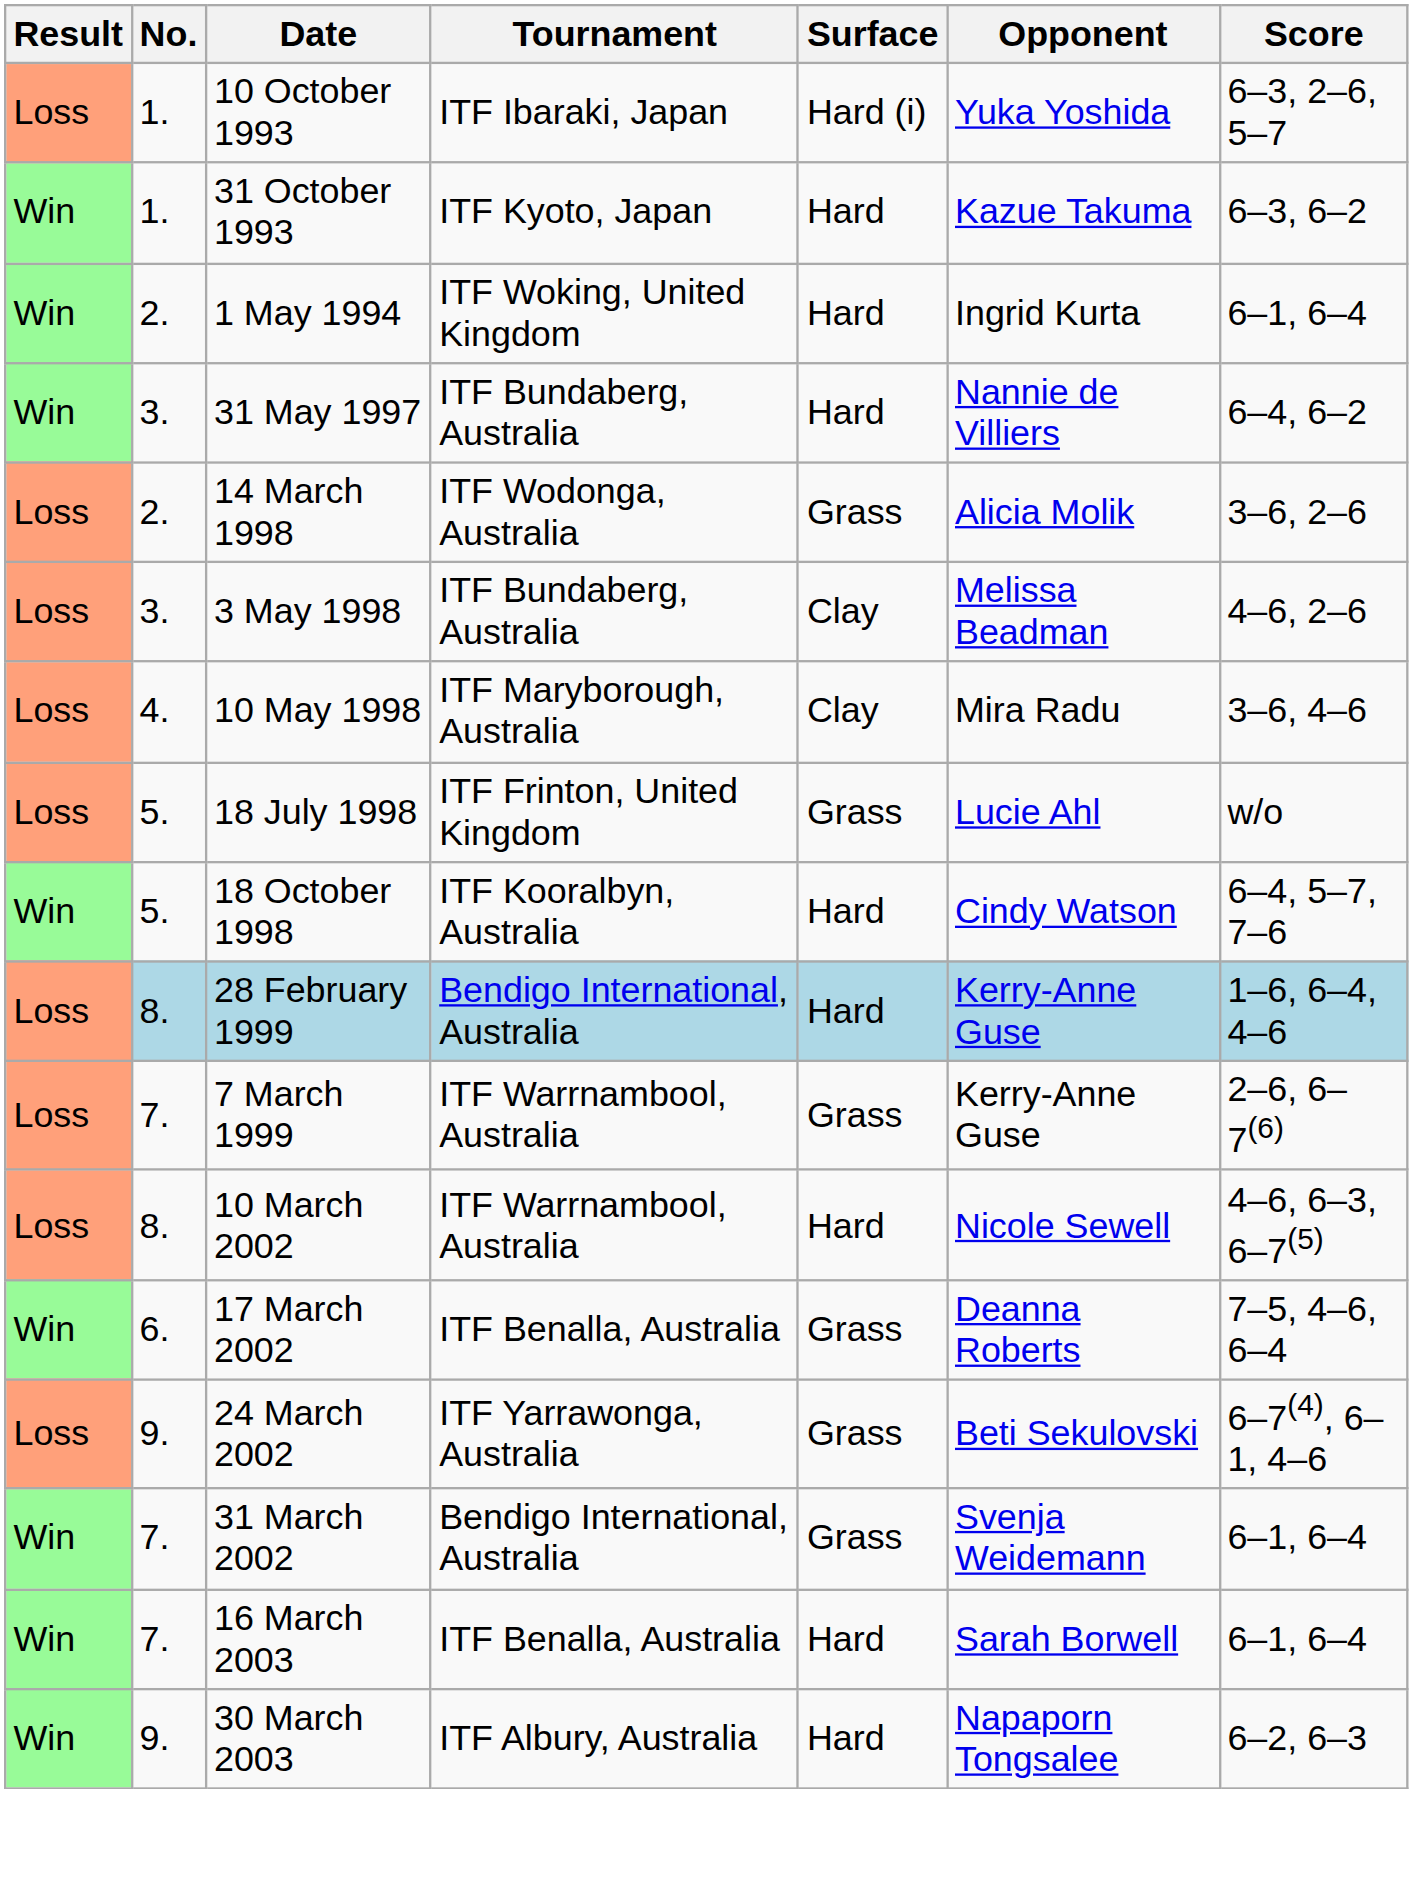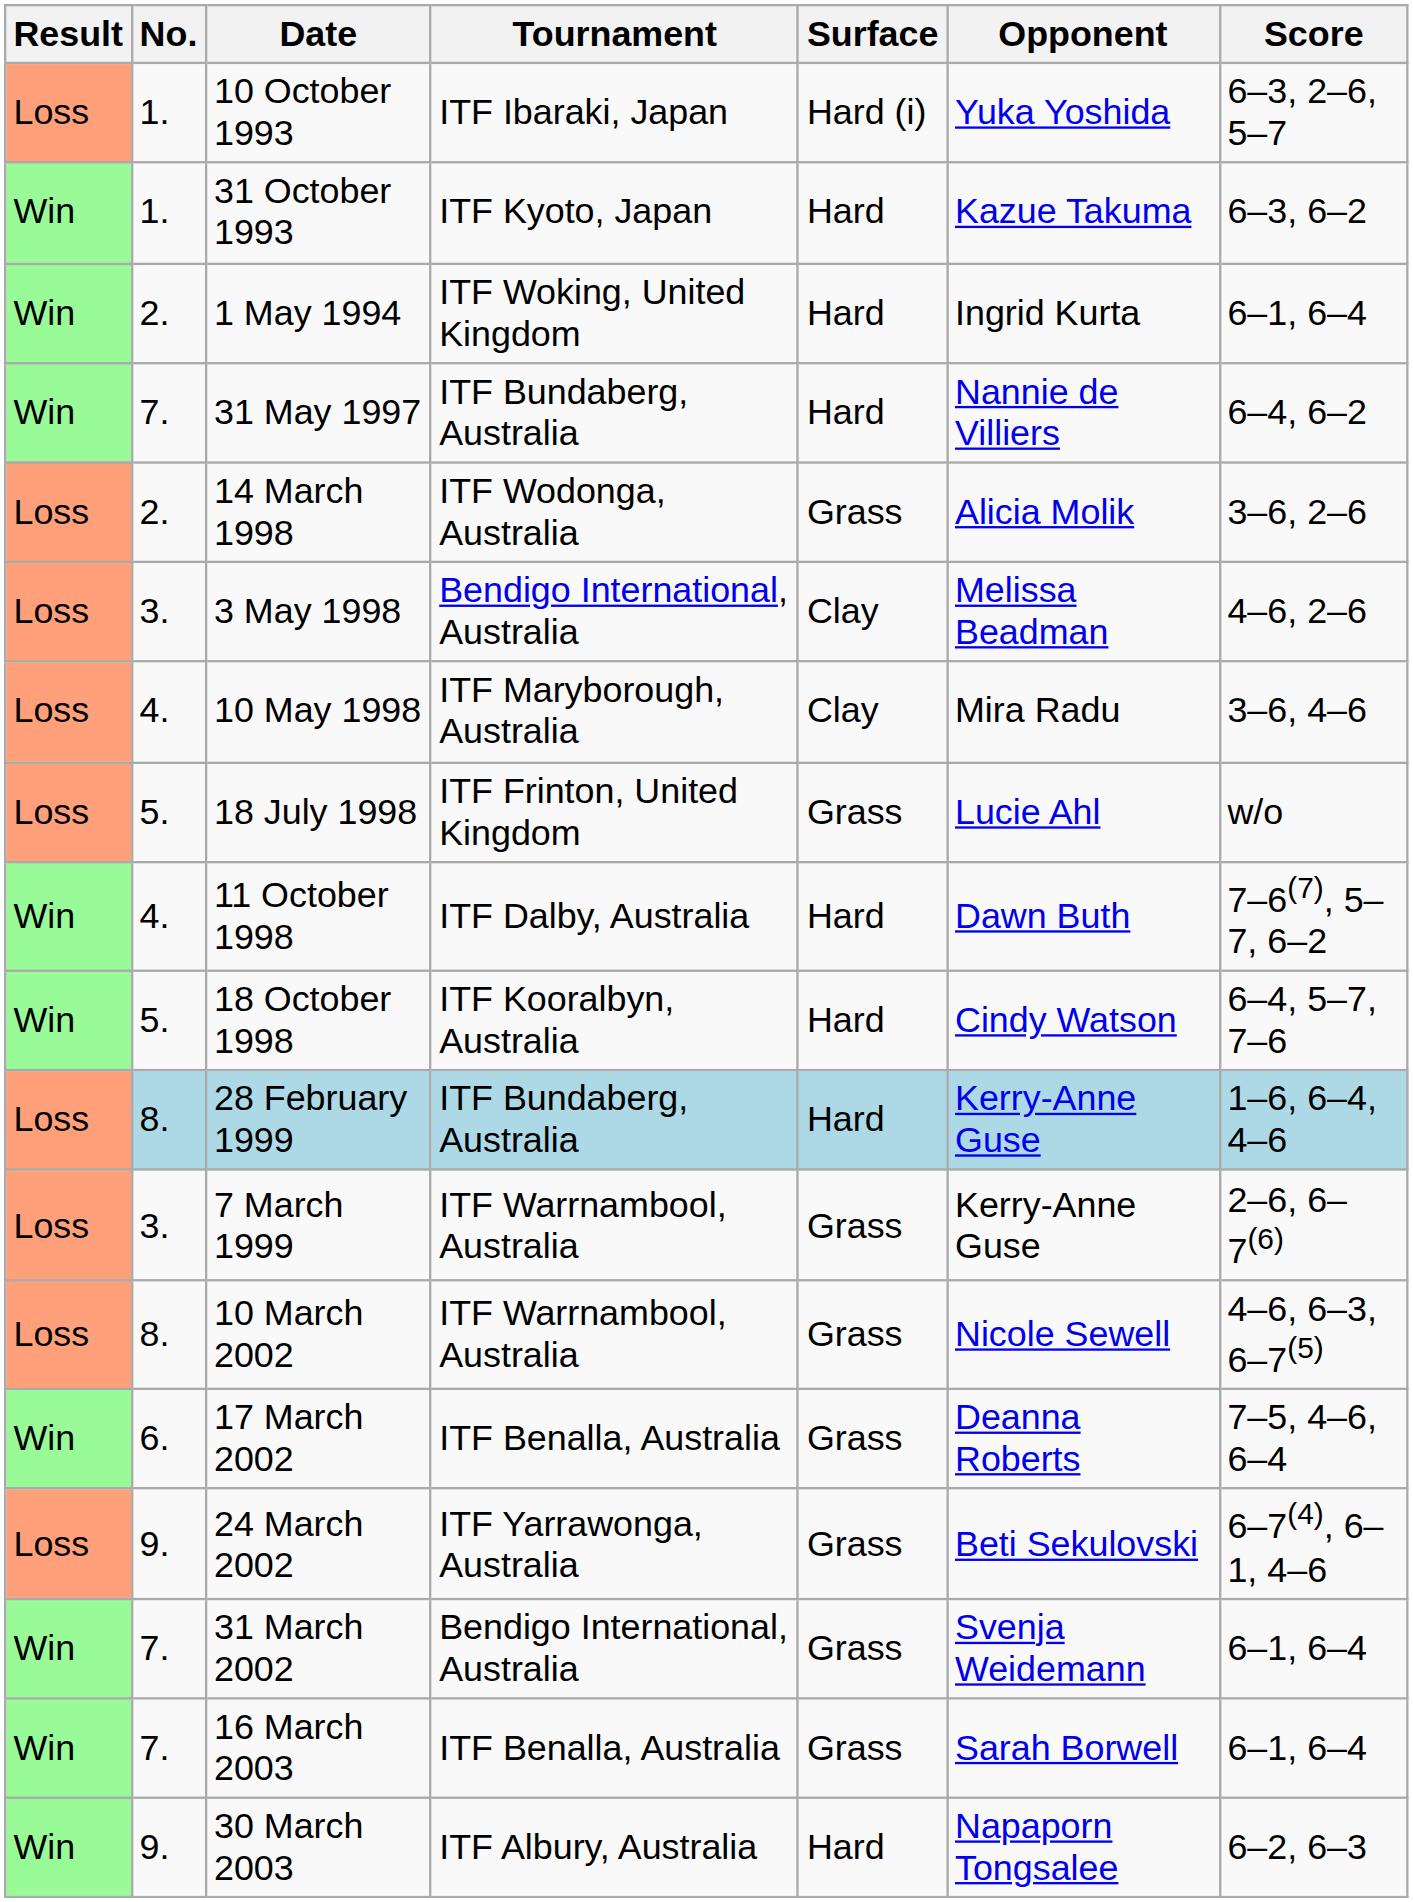(155, 411) 3. -> (155, 411) 7.
(564, 610) ITF Bundaberg, Australia -> (614, 610) Bendigo International, Australia
+ row: (301, 914)
(614, 1009) Bendigo International, Australia -> (564, 1119) ITF Bundaberg, Australia
(155, 1114) 7. -> (155, 1223) 3.
(846, 1223) Hard -> (855, 1333) Grass
(846, 1637) Hard -> (855, 1746) Grass
